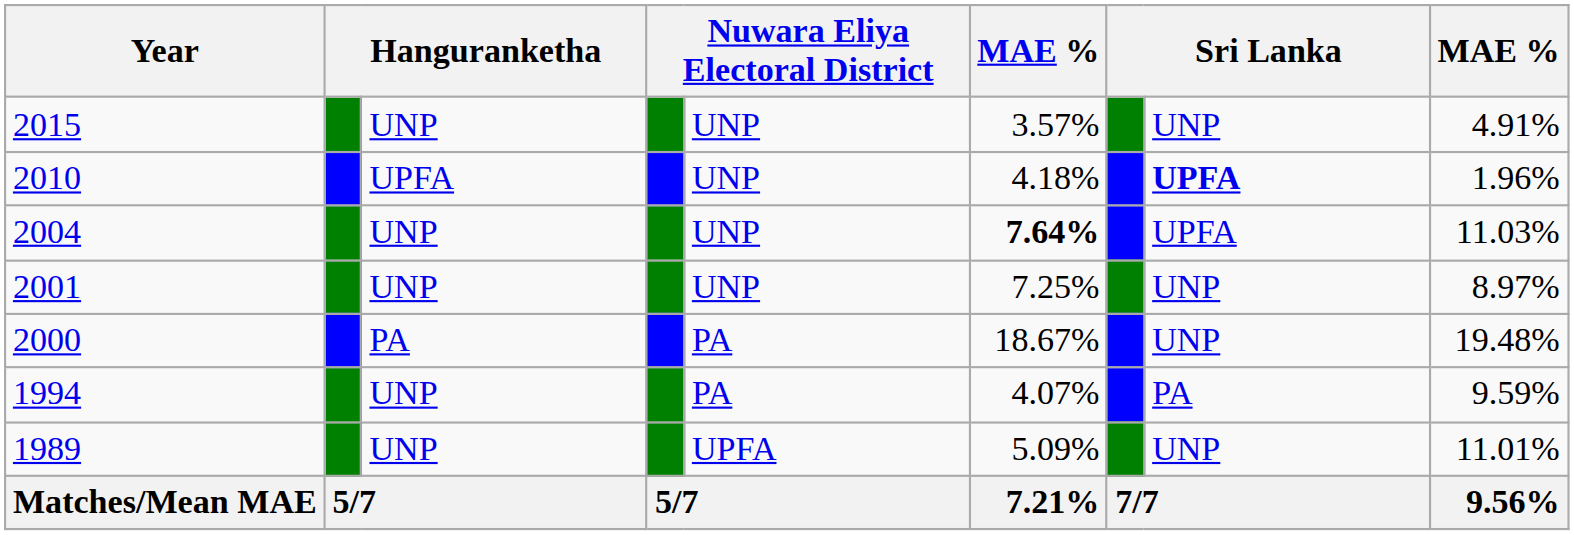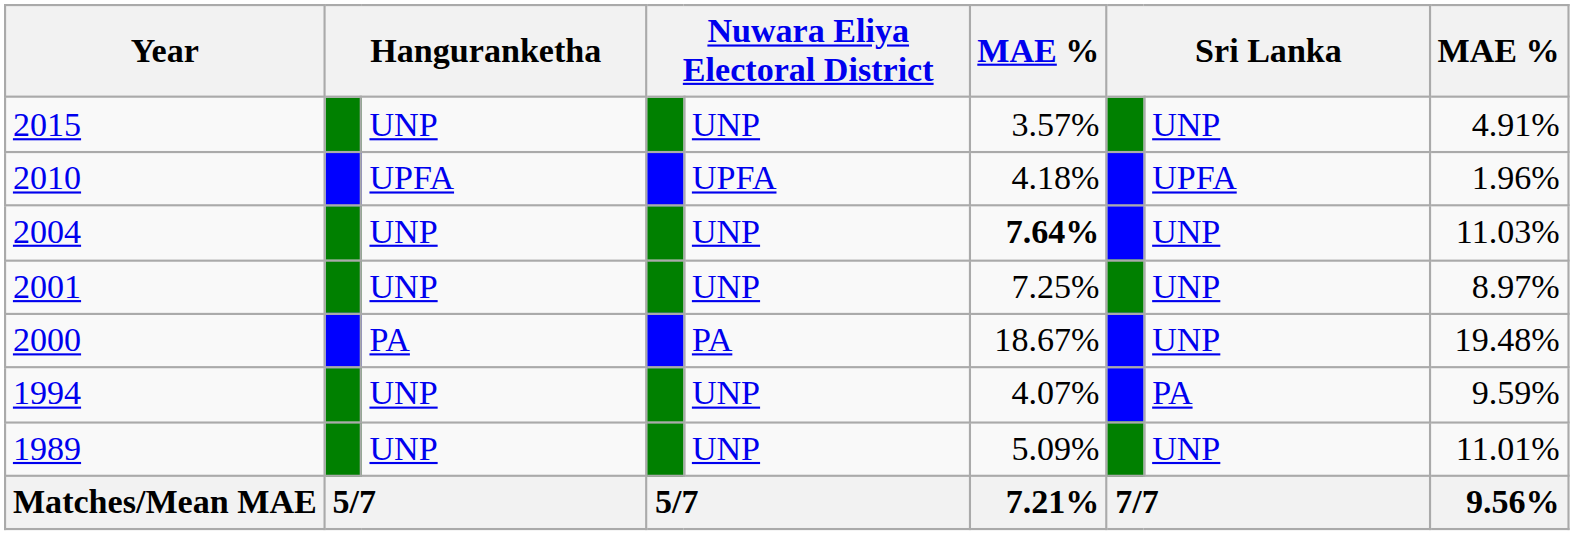(726, 177) UNP -> (734, 177) UPFA
(1196, 177) bold -> (1194, 177) normal
(1194, 232) UPFA -> (1186, 232) UNP
(712, 394) PA -> (726, 394) UNP
(734, 448) UPFA -> (726, 448) UNP
